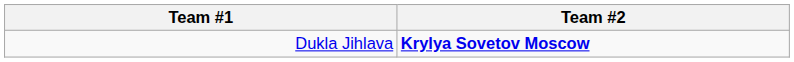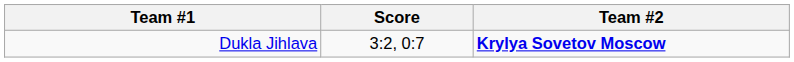+ column: (397, 17)
